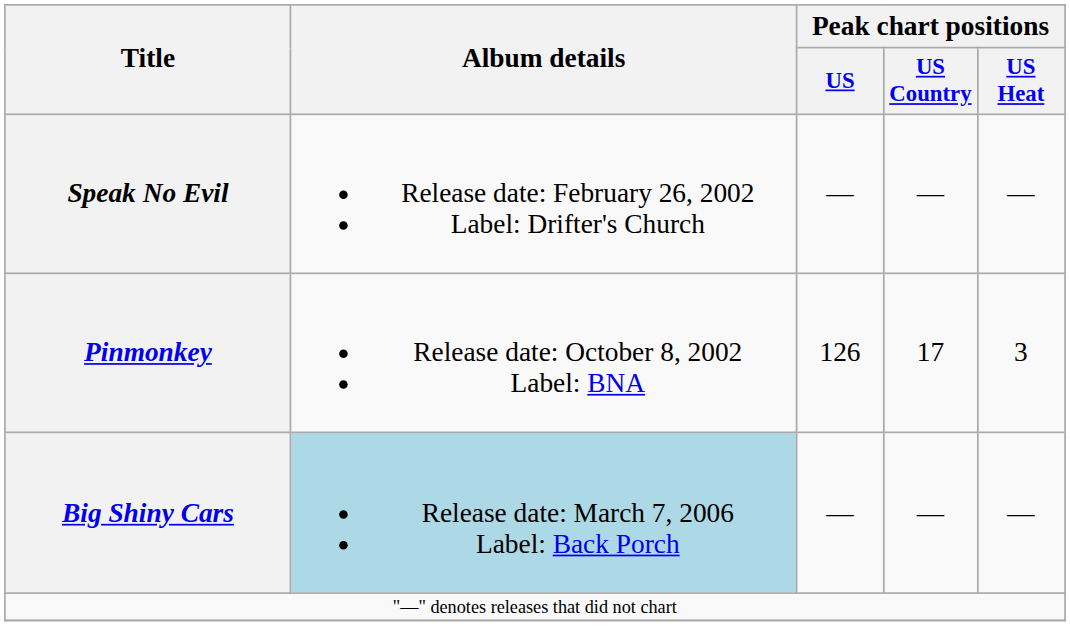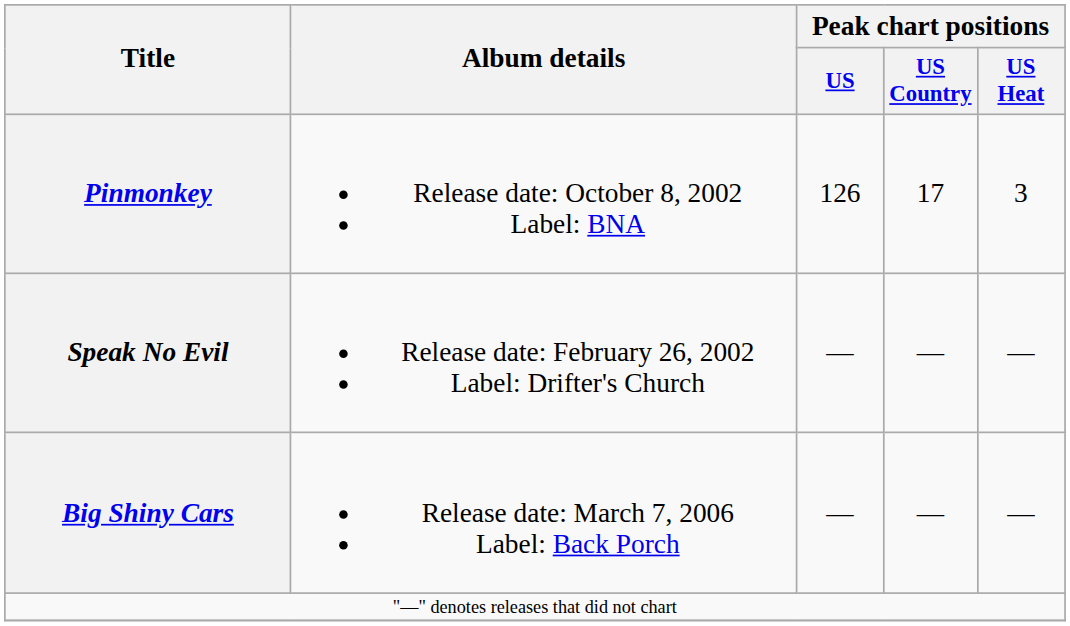rows swapped: (148, 193) <-> (148, 352)
(544, 528) lightblue background -> (544, 528) no background
